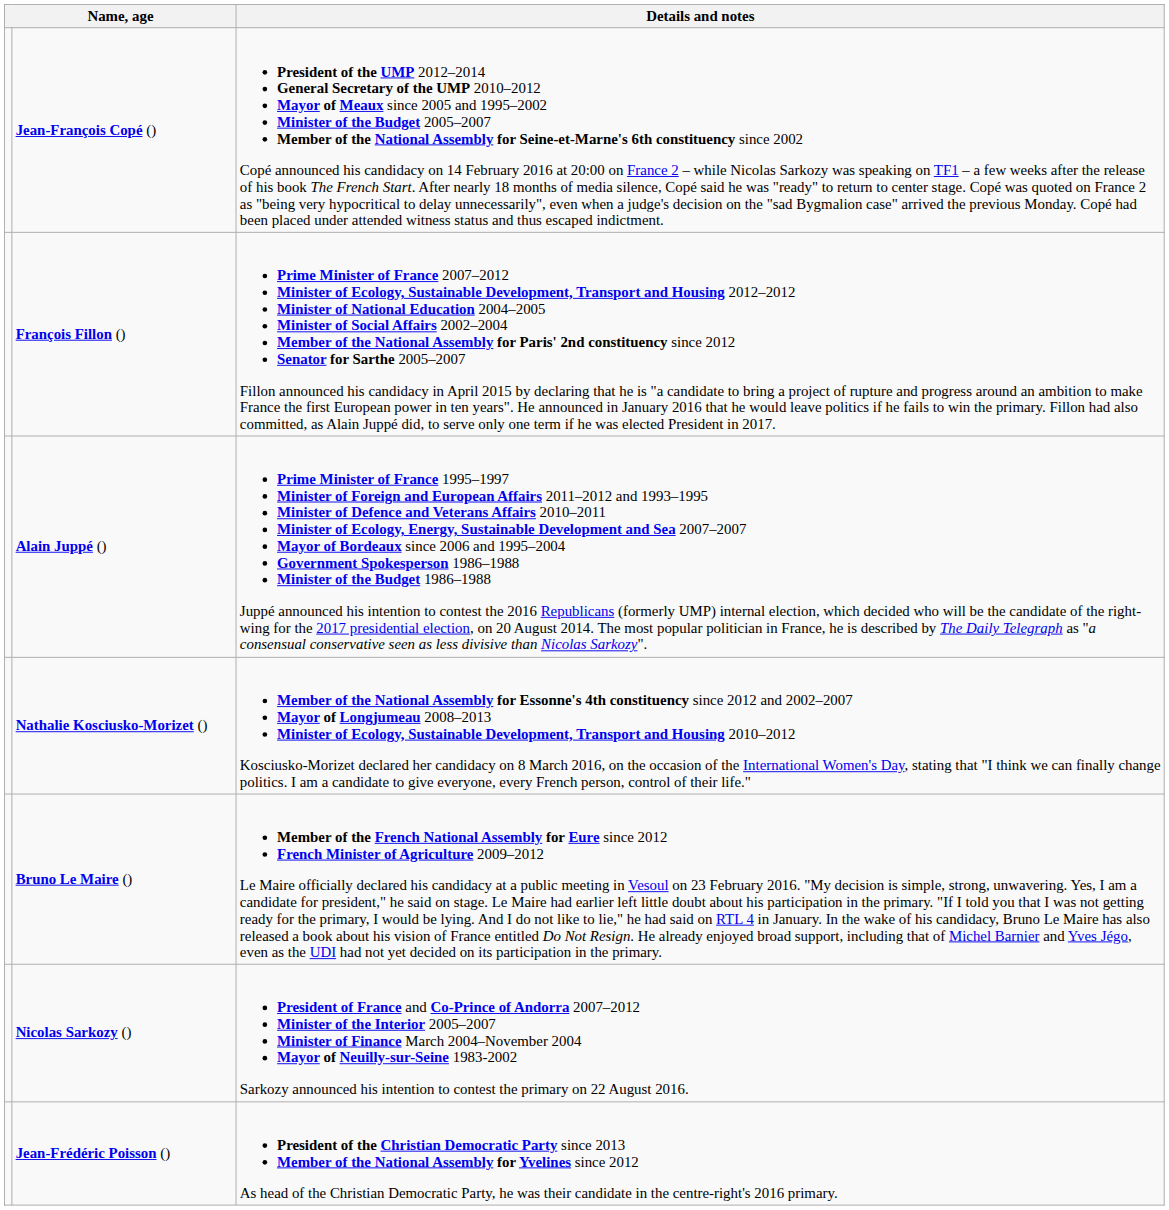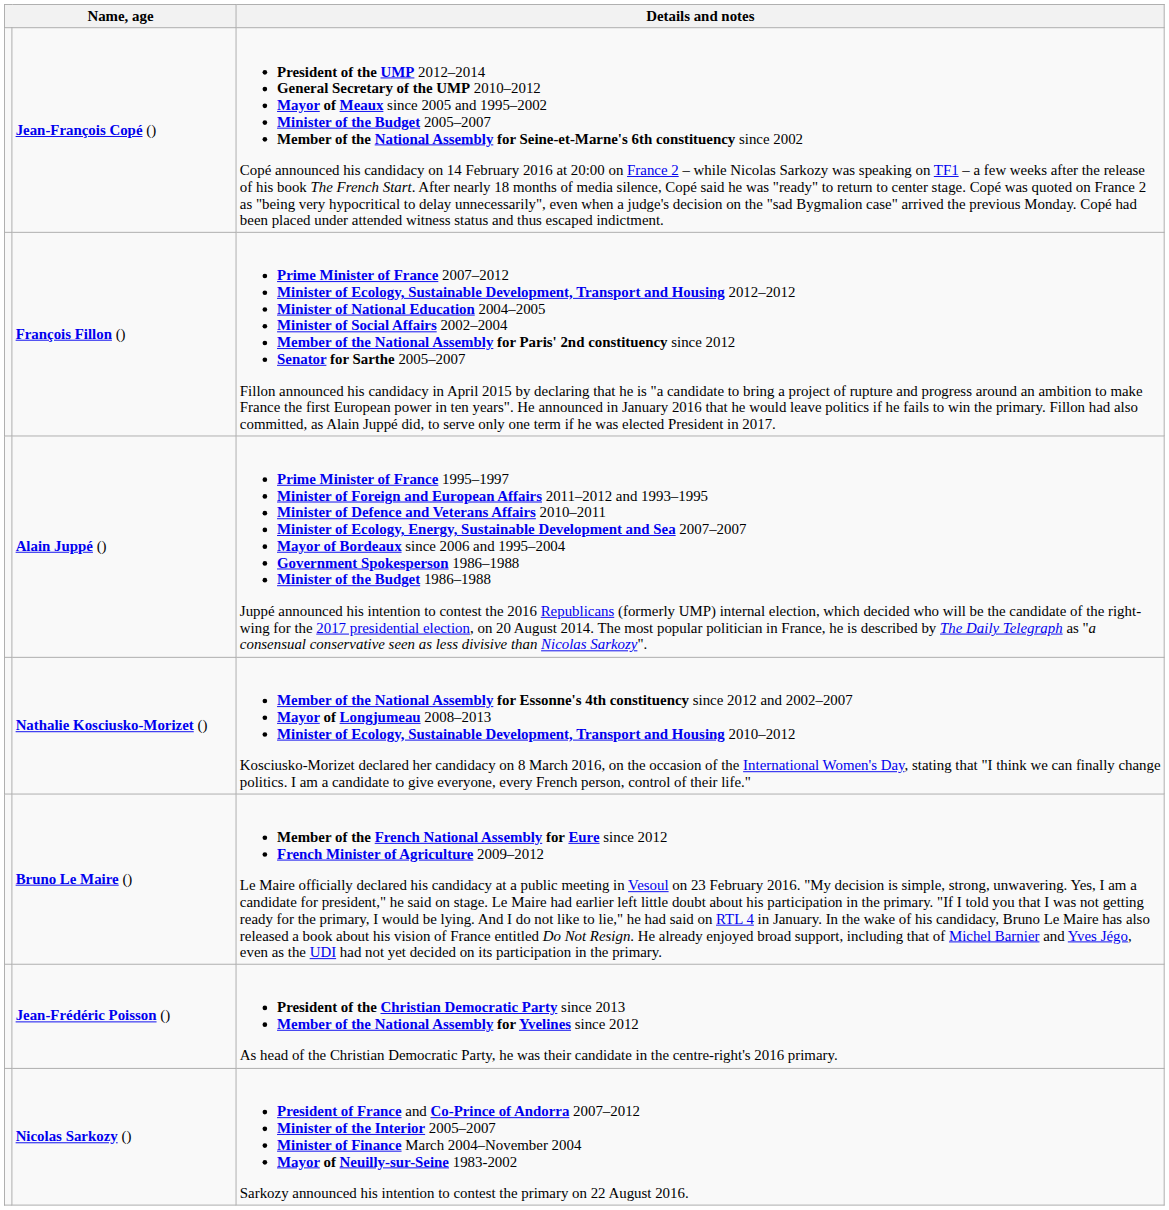rows swapped: (93, 1153) <-> (73, 1033)
